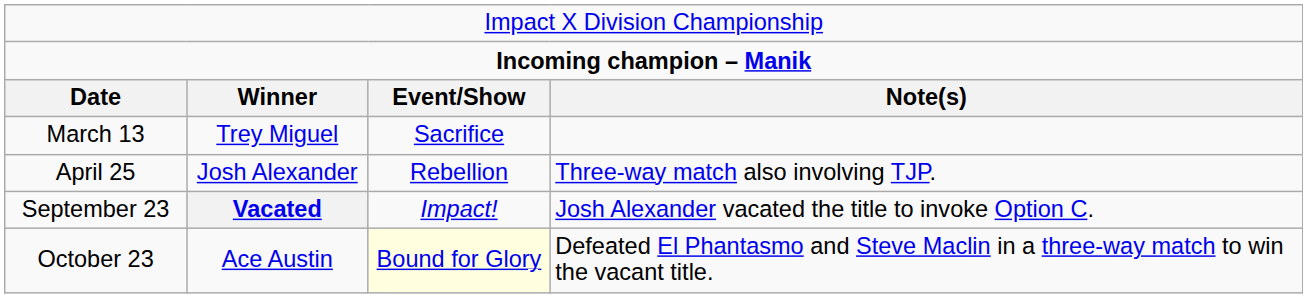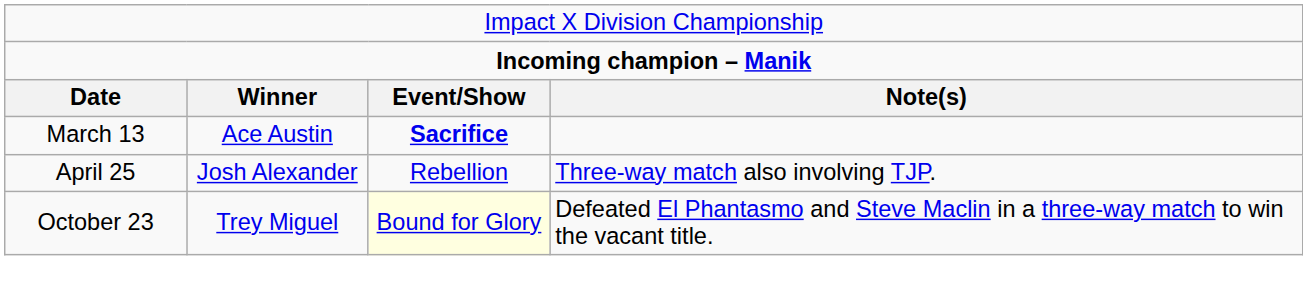(277, 135) Trey Miguel -> (277, 135) Ace Austin
(459, 135) normal -> (459, 135) bold
- row: (96, 209)
(277, 260) Ace Austin -> (277, 222) Trey Miguel
